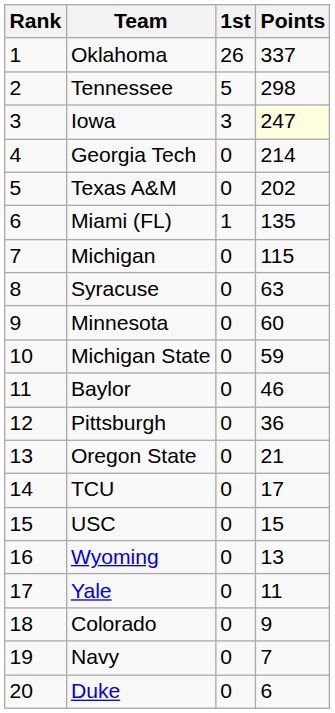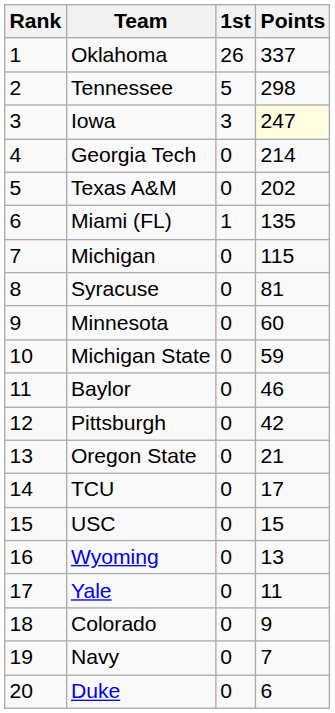(272, 289) 63 -> (272, 289) 81
(272, 423) 36 -> (272, 423) 42
